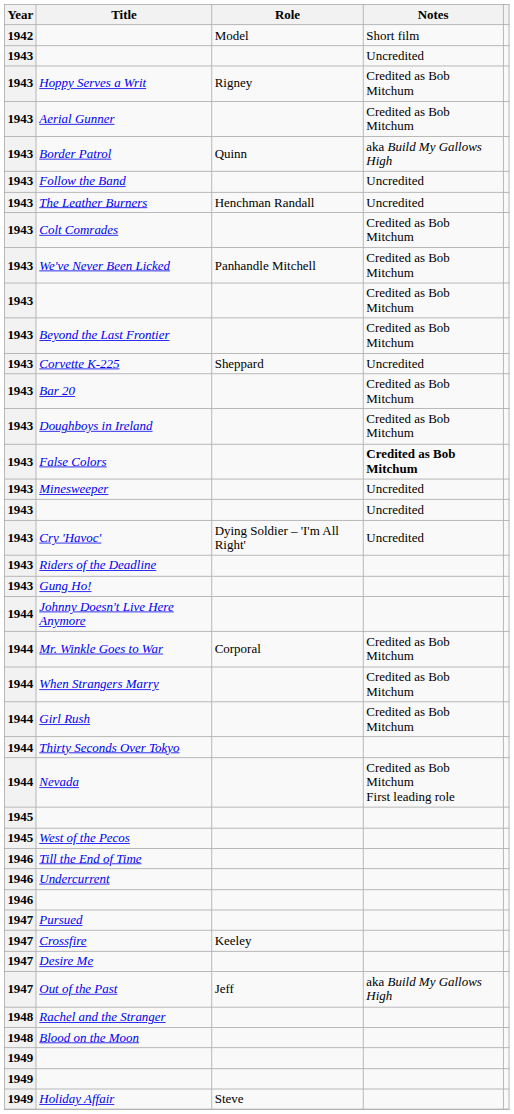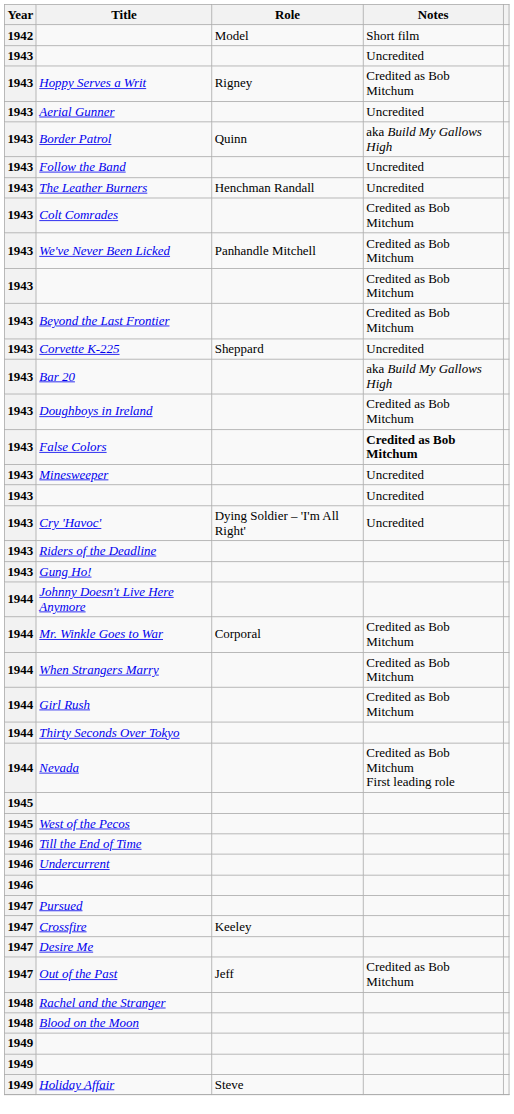(408, 118) Credited as Bob Mitchum -> (395, 111) Uncredited
(408, 391) Credited as Bob Mitchum -> (424, 376) aka Build My Gallows High
(424, 989) aka Build My Gallows High -> (408, 974) Credited as Bob Mitchum
